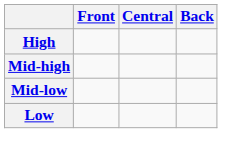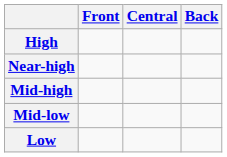+ row: (41, 66)
